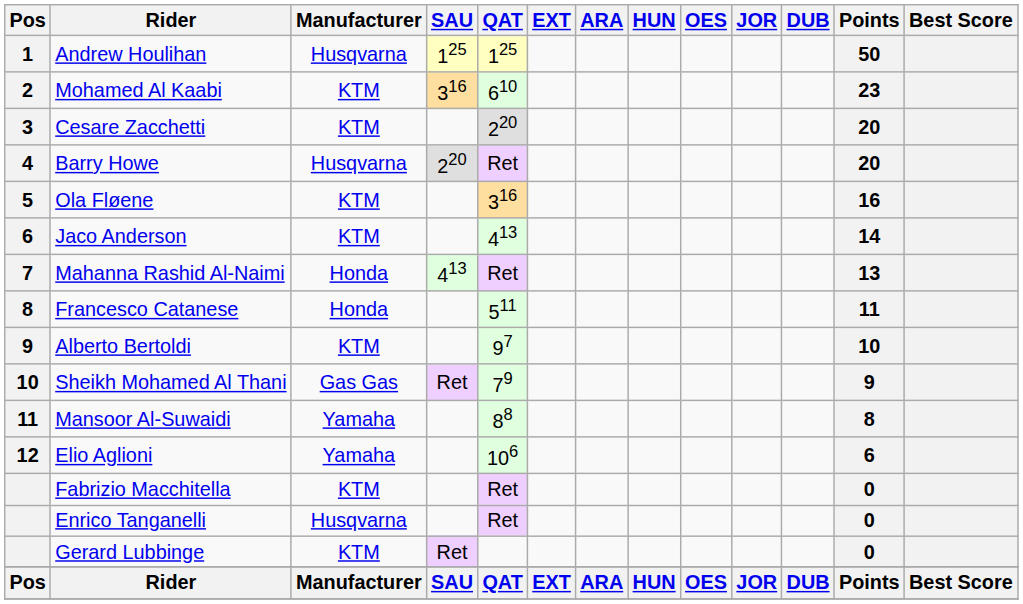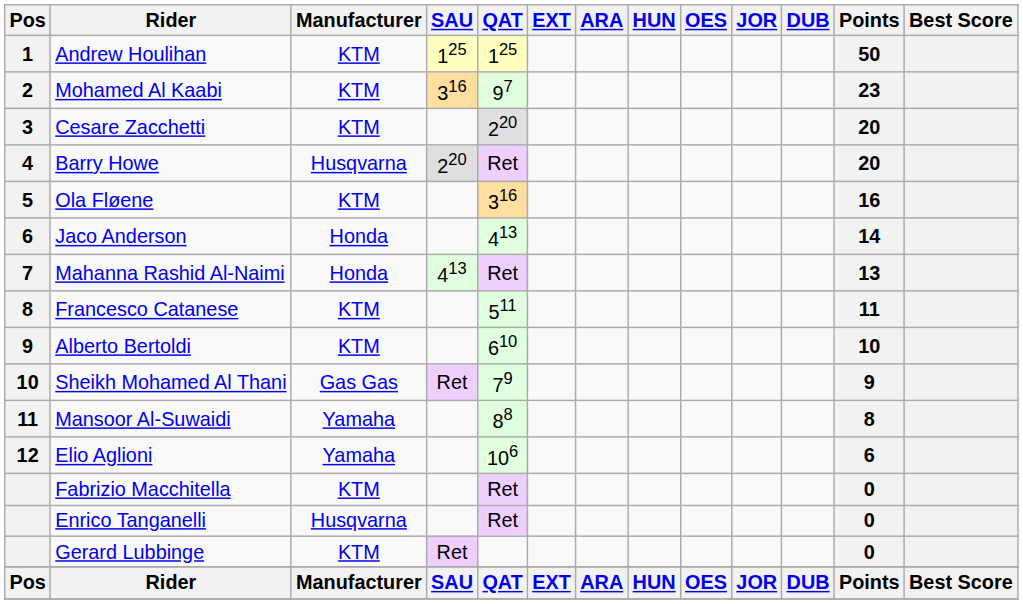(359, 54) Husqvarna -> (359, 54) KTM
(503, 90) 610 -> (503, 90) 97
(359, 236) KTM -> (359, 236) Honda
(359, 309) Honda -> (359, 309) KTM
(503, 345) 97 -> (503, 345) 610
